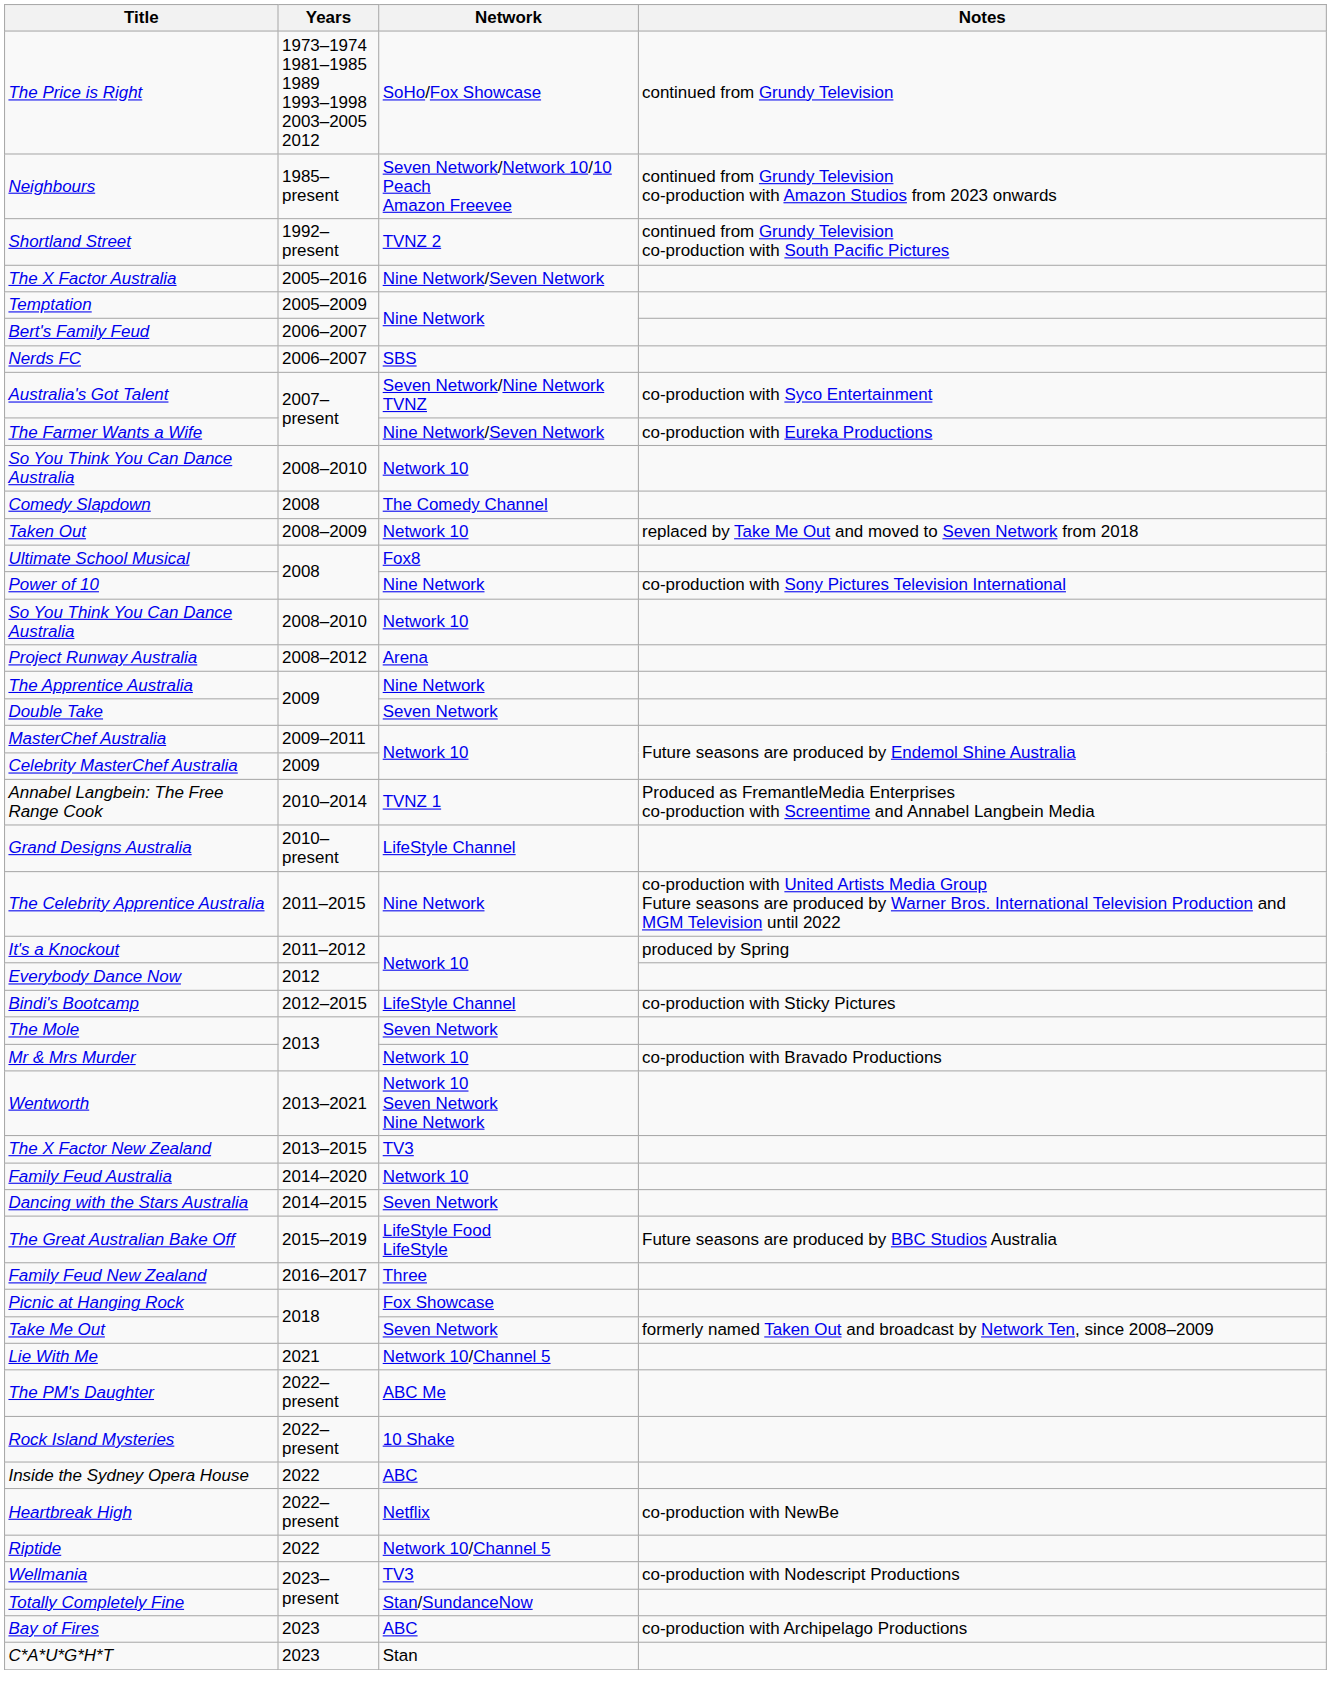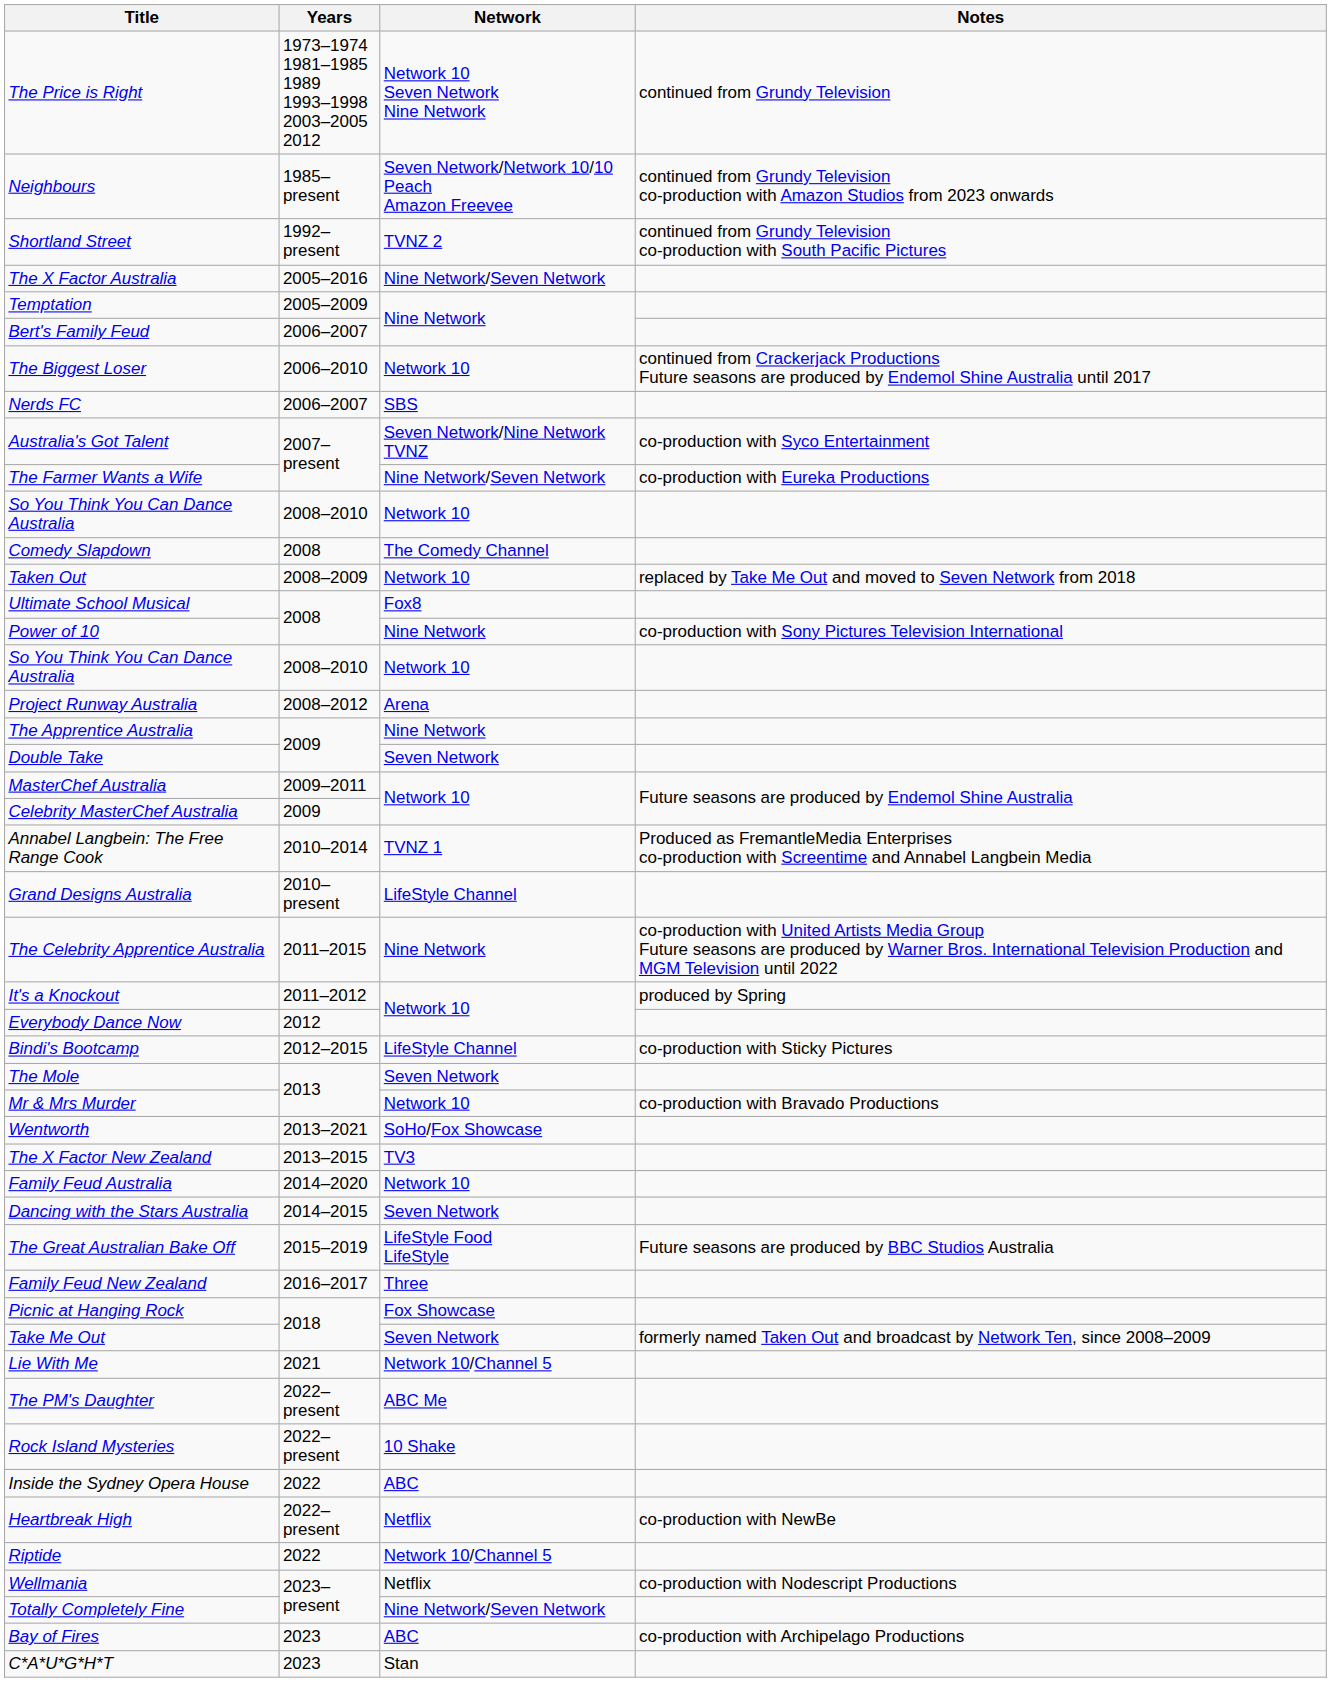(462, 92) SoHo/Fox Showcase -> (441, 92) Network 10 Seven Network Nine Network
+ row: (77, 368)
(440, 1103) Network 10 Seven Network Nine Network -> (463, 1130) SoHo/Fox Showcase
(398, 1575) TV3 -> (407, 1583) Netflix
(458, 1602) Stan/SundanceNow -> (495, 1609) Nine Network/Seven Network
